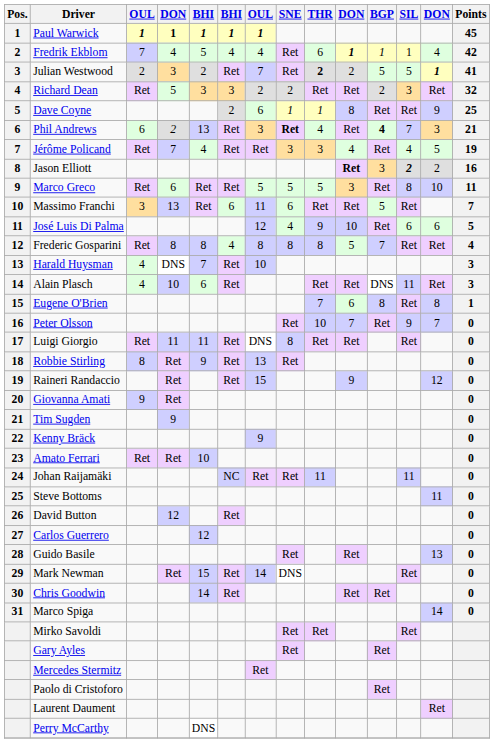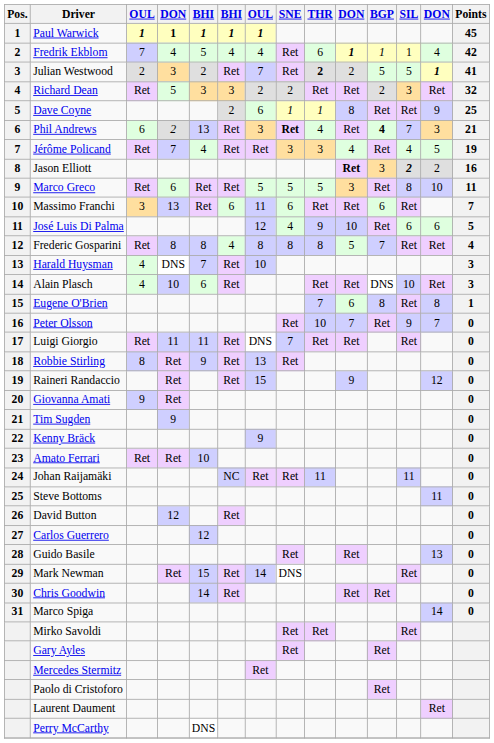(382, 206) 5 -> (382, 206) 6
(409, 283) 11 -> (409, 283) 10
(290, 341) 8 -> (290, 341) 7
